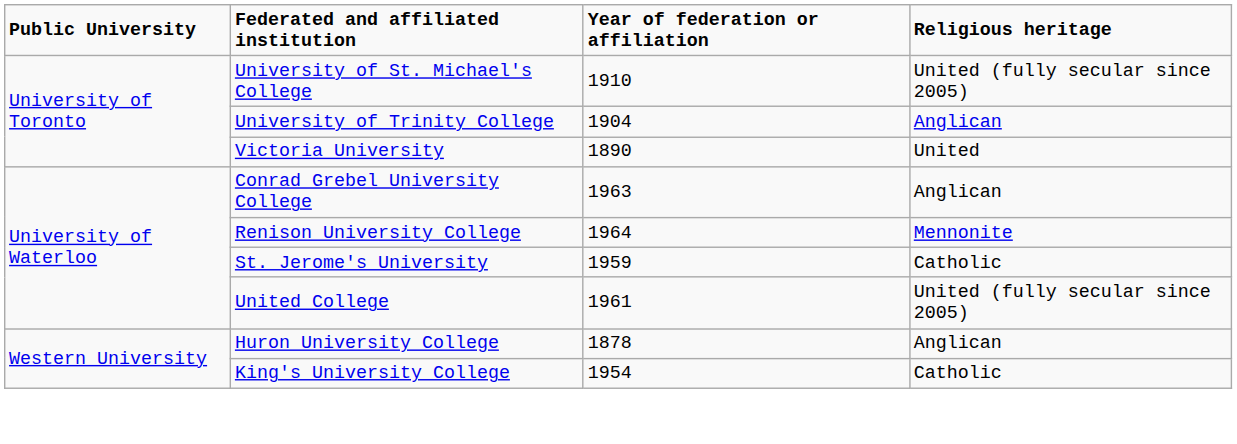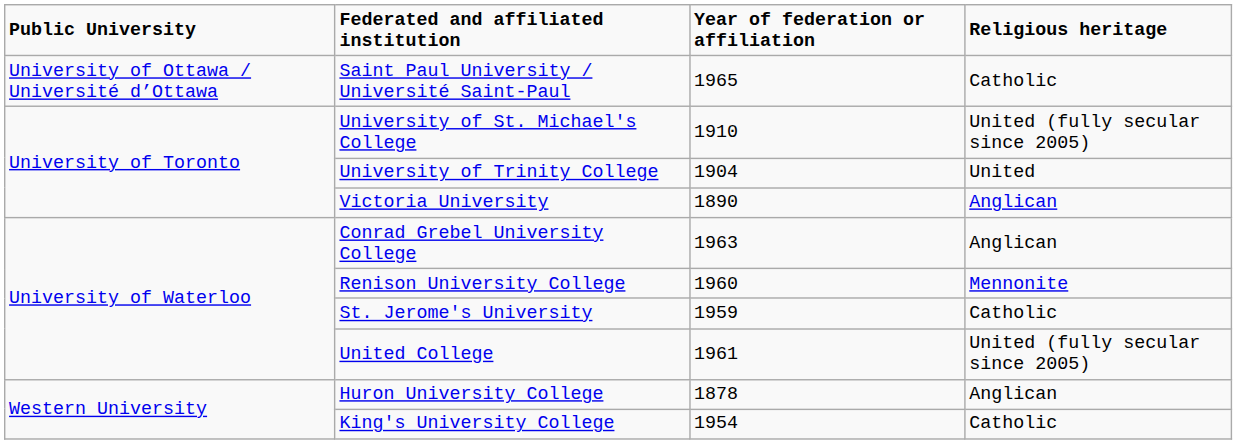+ row: (466, 81)
(958, 122) Anglican -> (1002, 173) United
(947, 152) United -> (1013, 203) Anglican
(610, 232) 1964 -> (716, 283) 1960
